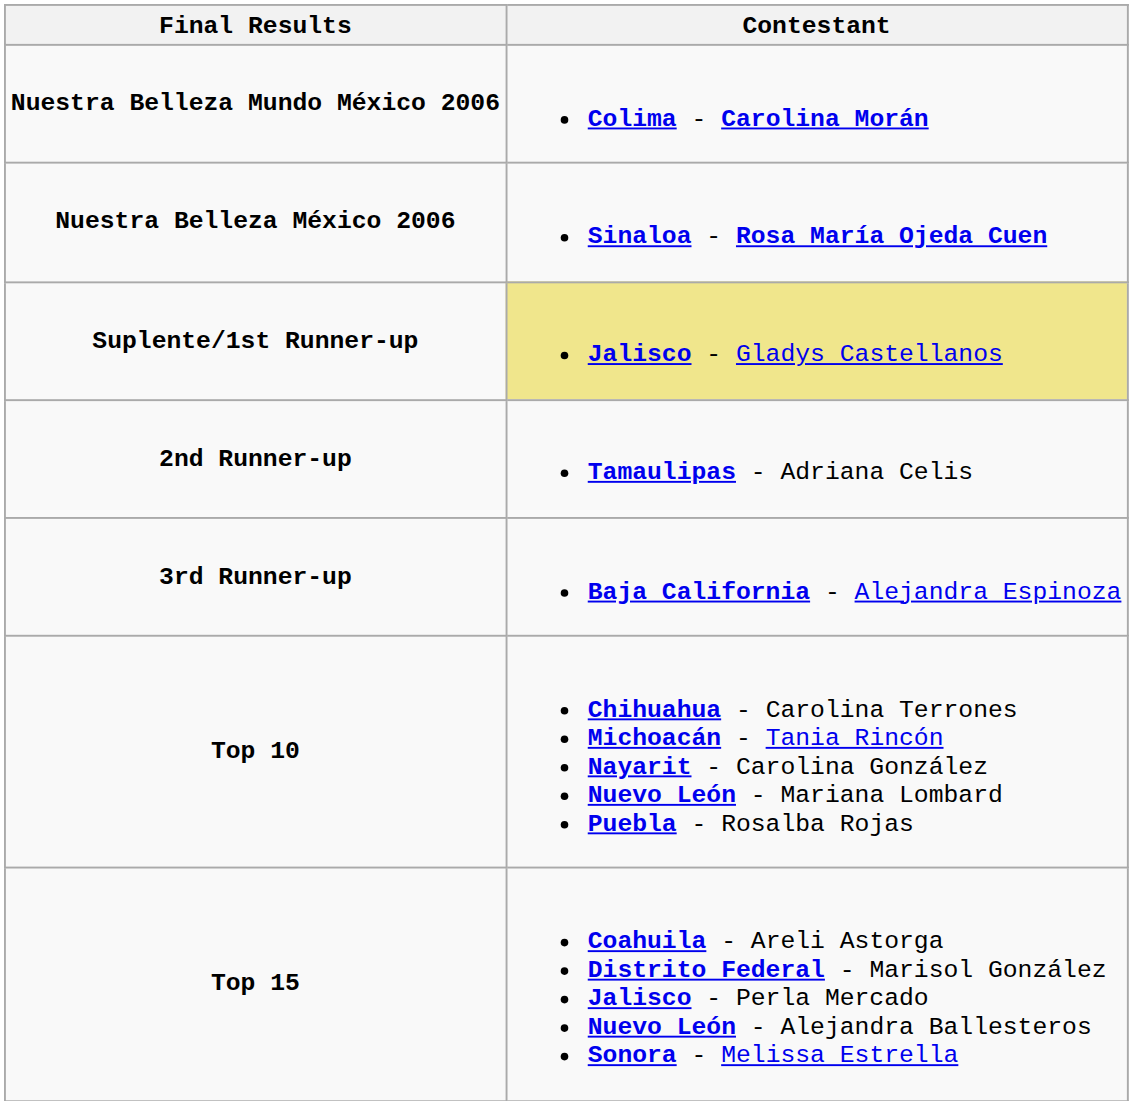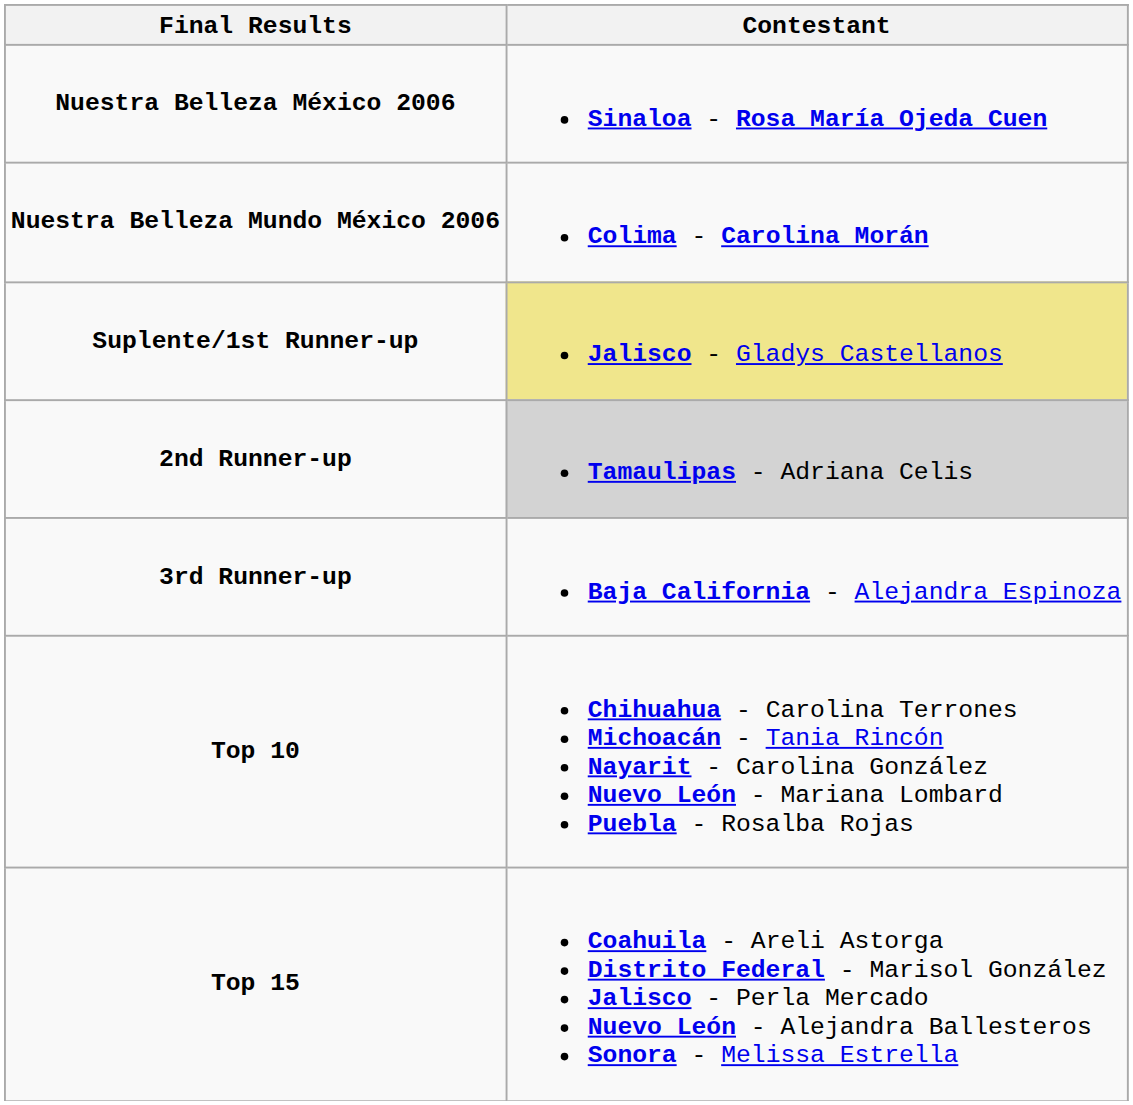rows swapped: (255, 222) <-> (255, 104)
(817, 473) no background -> (817, 473) lightgrey background
